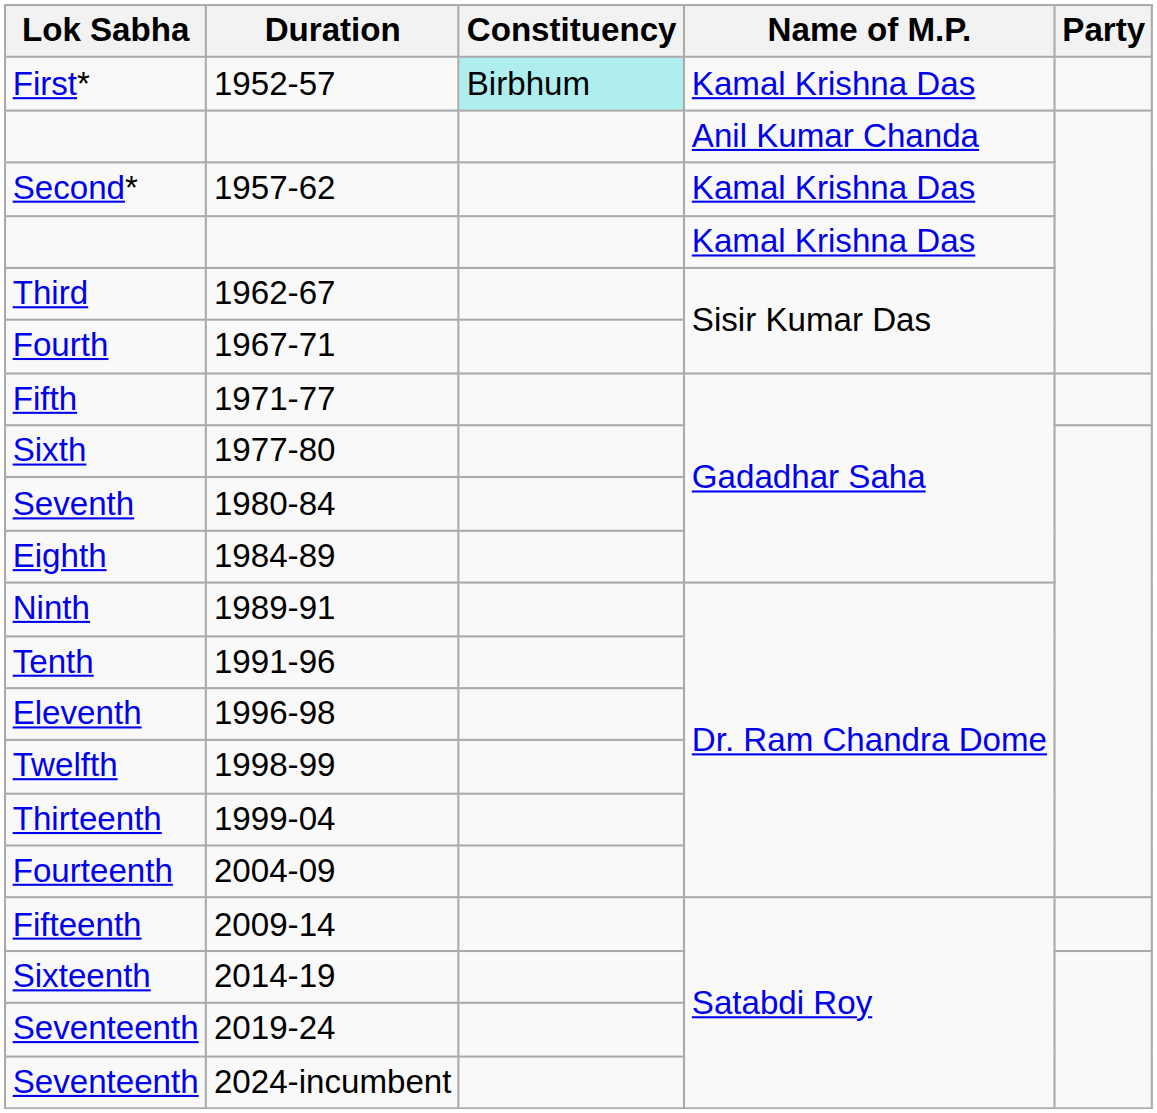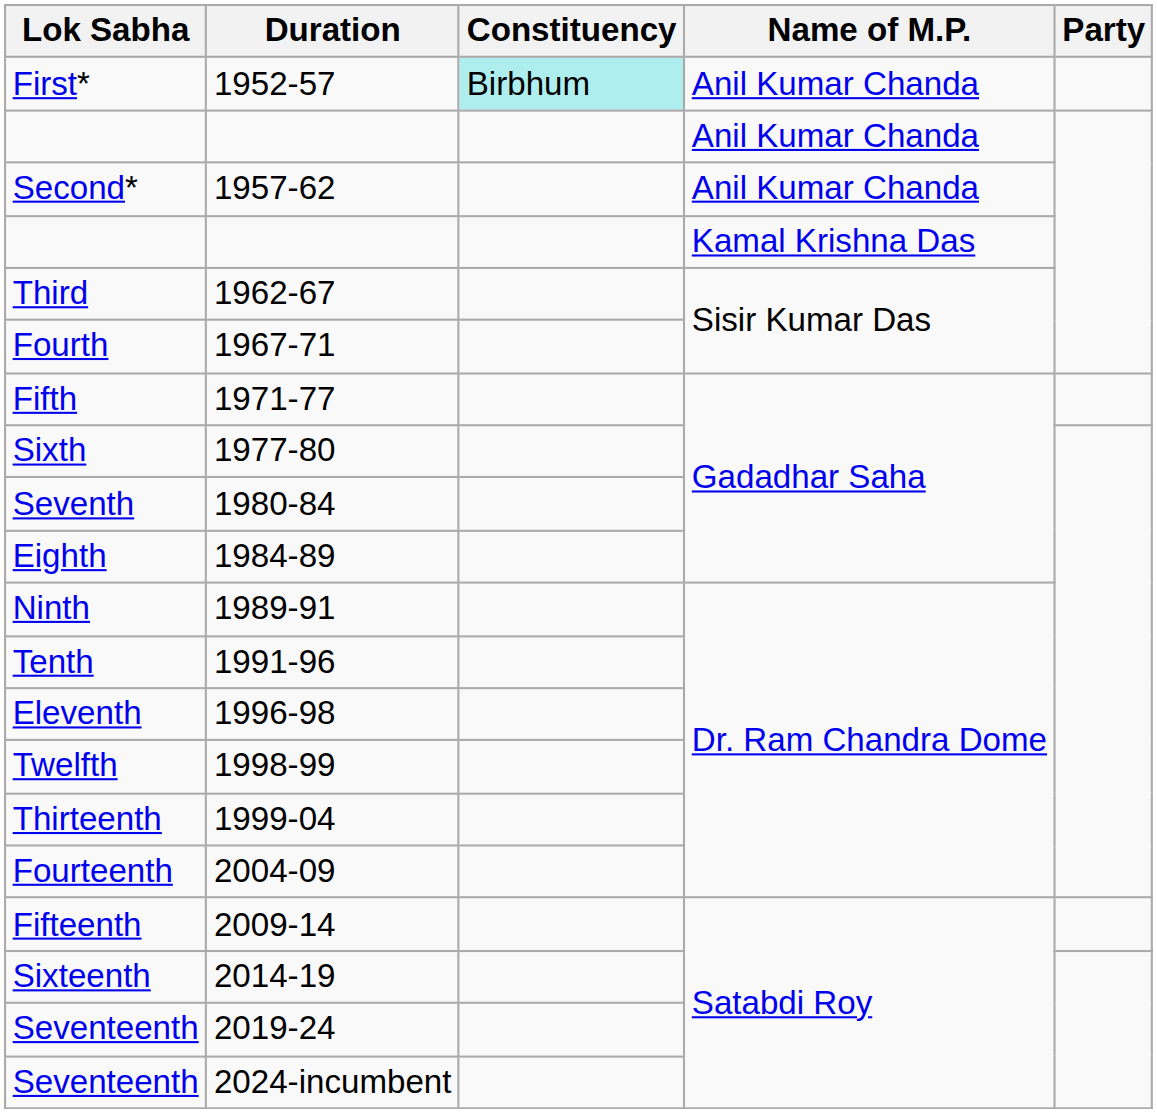(834, 83) Kamal Krishna Das -> (835, 83) Anil Kumar Chanda
(834, 188) Kamal Krishna Das -> (835, 188) Anil Kumar Chanda
